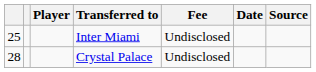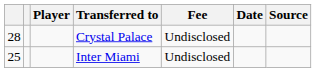rows swapped: (108, 36) <-> (114, 57)
